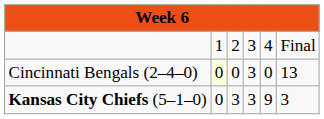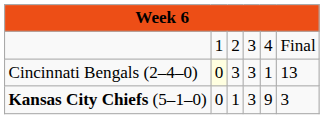(235, 72) 0 -> (235, 72) 3
(268, 72) 0 -> (268, 72) 1
(235, 99) 3 -> (235, 99) 1
